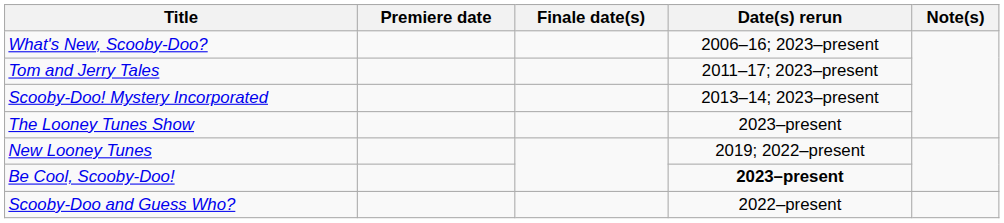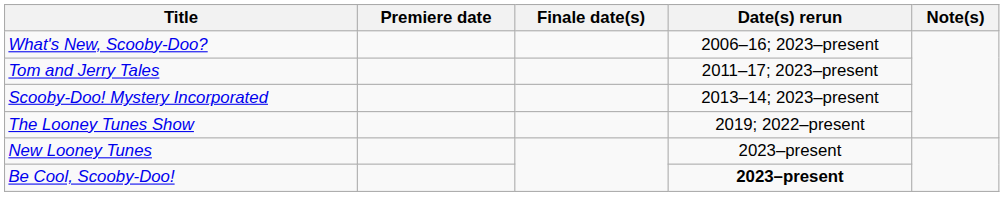(790, 124) 2023–present -> (790, 124) 2019; 2022–present
(790, 151) 2019; 2022–present -> (790, 151) 2023–present
- row: (122, 204)
